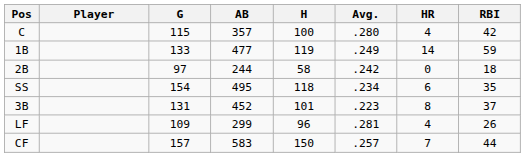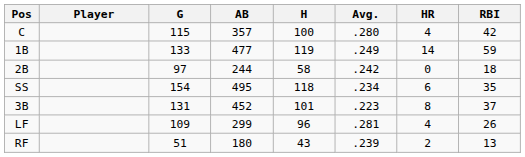- row: (22, 143)
+ row: (22, 143)
